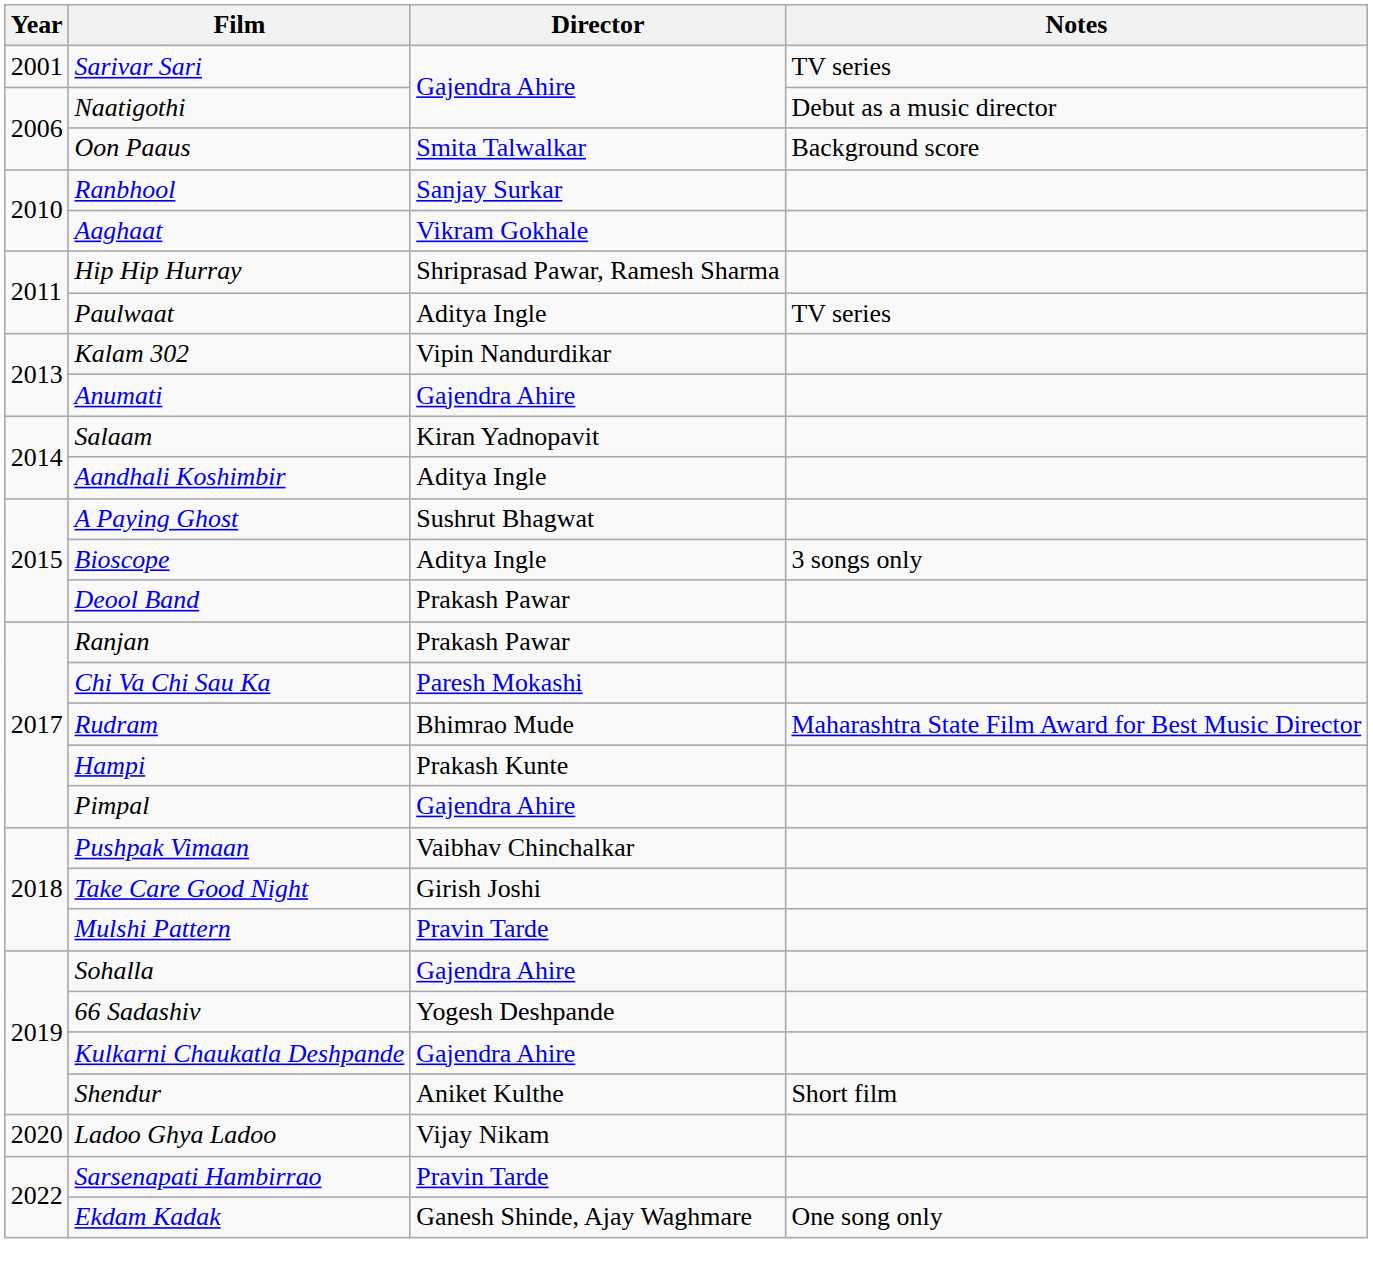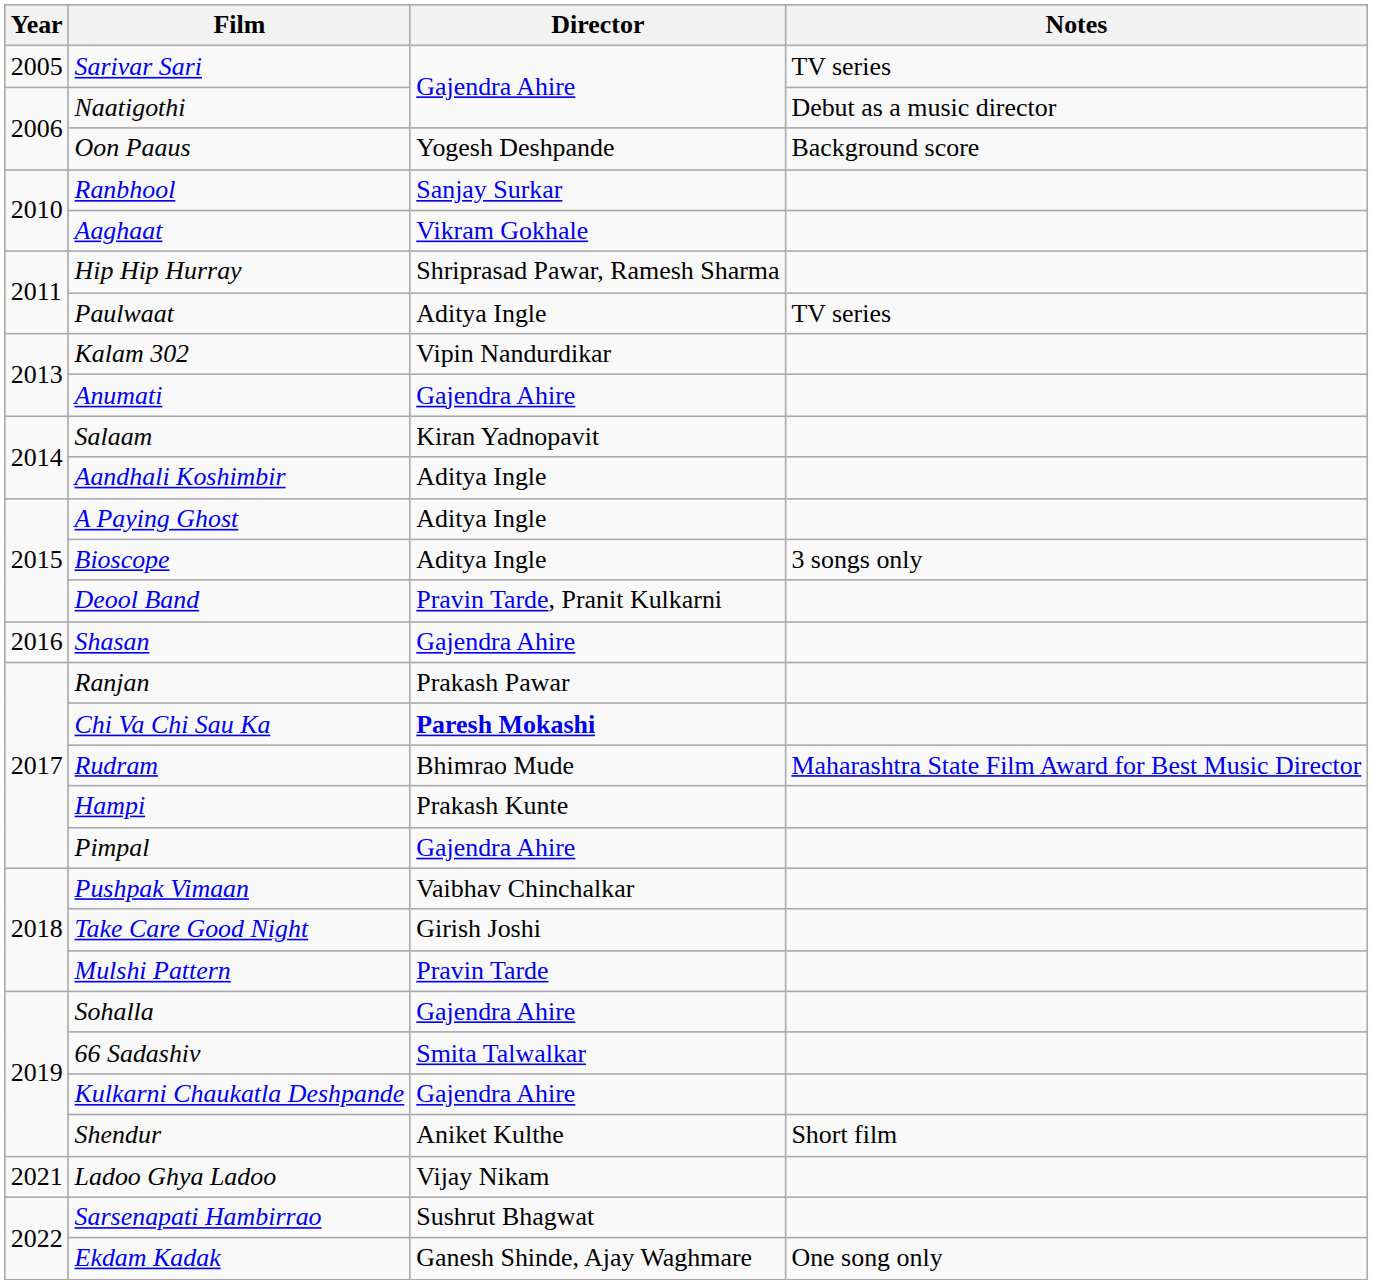(37, 66) 2001 -> (37, 66) 2005
(501, 148) Smita Talwalkar -> (515, 148) Yogesh Deshpande
(505, 518) Sushrut Bhagwat -> (481, 518) Aditya Ingle
(493, 600) Prakash Pawar -> (569, 600) Pravin Tarde, Pranit Kulkarni
+ row: (112, 641)
(499, 682) normal -> (506, 723) bold
(515, 1011) Yogesh Deshpande -> (501, 1052) Smita Talwalkar
(37, 1134) 2020 -> (37, 1176) 2021
(482, 1176) Pravin Tarde -> (505, 1217) Sushrut Bhagwat
